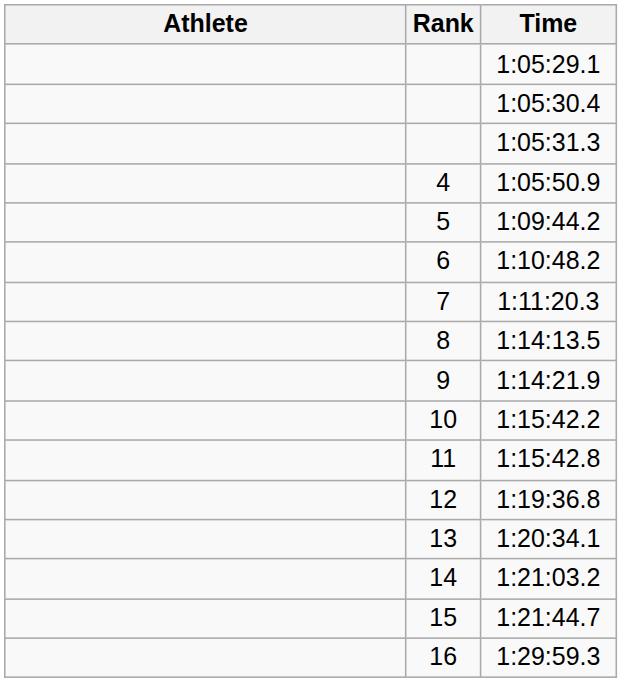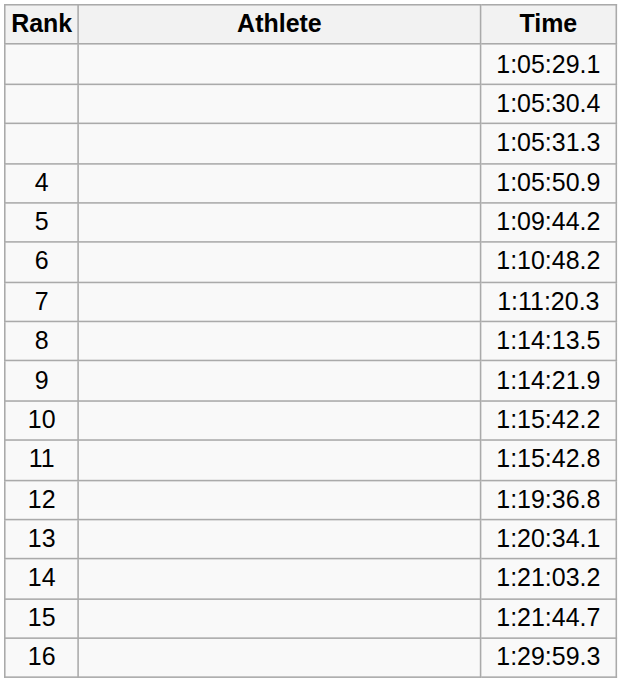columns swapped: (443, 24) <-> (206, 24)
